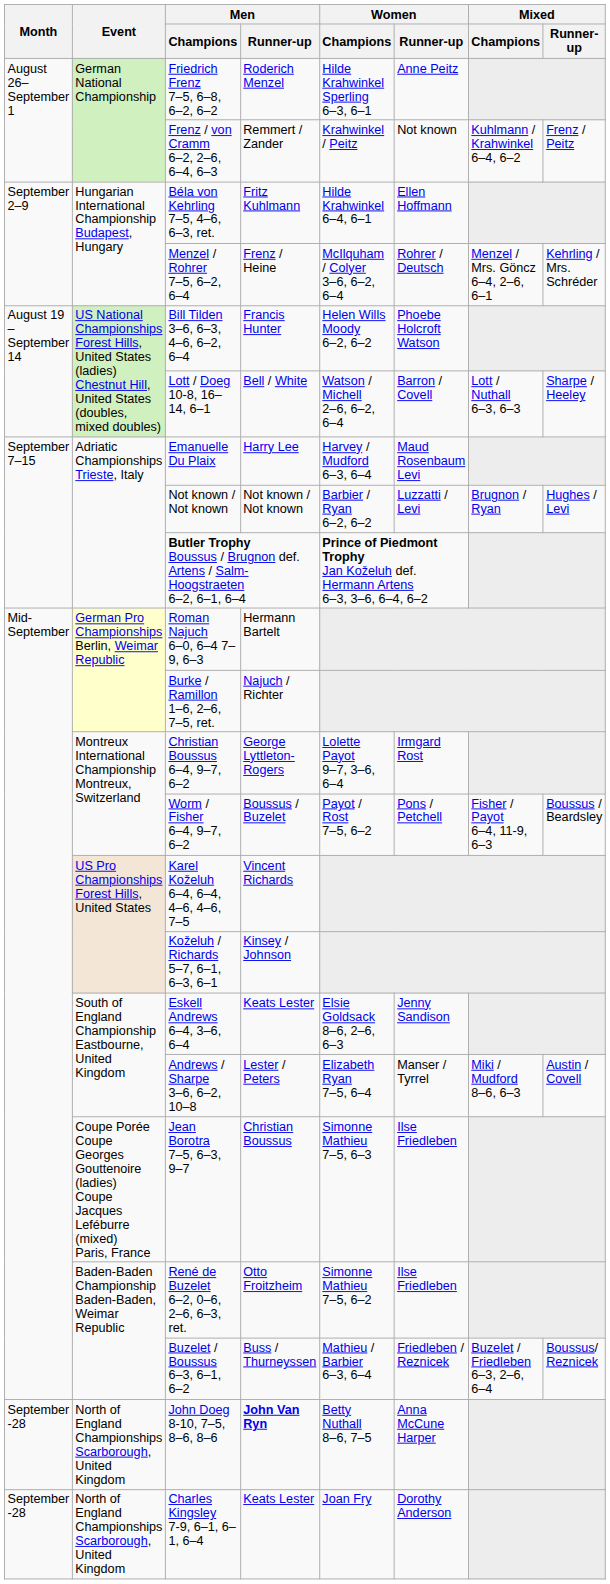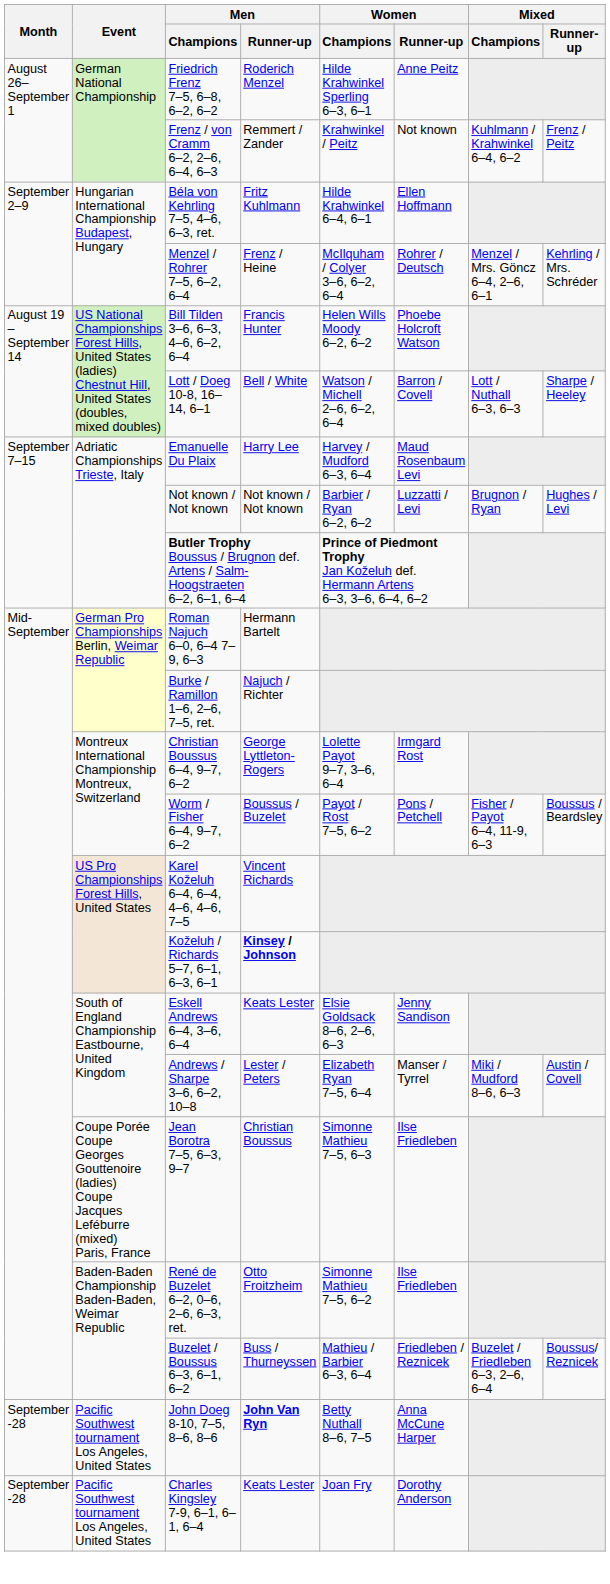(267, 948) normal -> (270, 948) bold
(119, 1444) North of England Championships Scarborough, United Kingdom -> (113, 1437) Pacific Southwest tournament Los Angeles, United States
(119, 1534) North of England Championships Scarborough, United Kingdom -> (113, 1513) Pacific Southwest tournament Los Angeles, United States
